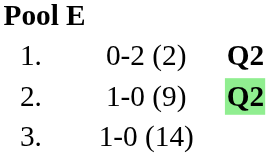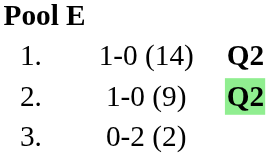(146, 55) 0-2 (2) -> (146, 55) 1-0 (14)
(146, 136) 1-0 (14) -> (146, 136) 0-2 (2)
